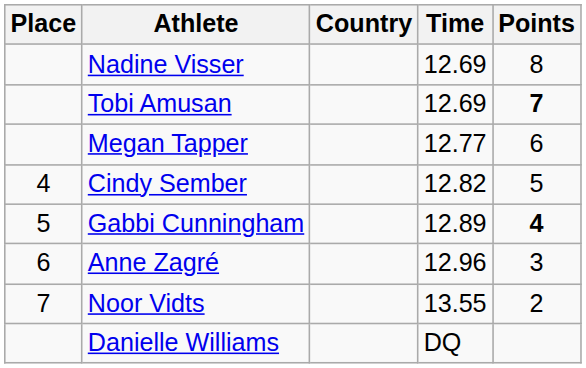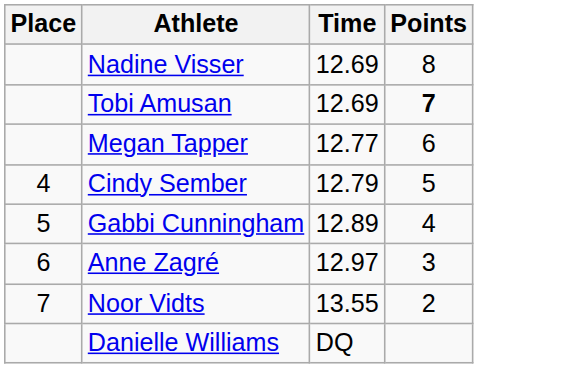- column: (364, 24)
(455, 183) 12.82 -> (347, 183) 12.79
(537, 223) bold -> (429, 223) normal
(455, 263) 12.96 -> (347, 263) 12.97
